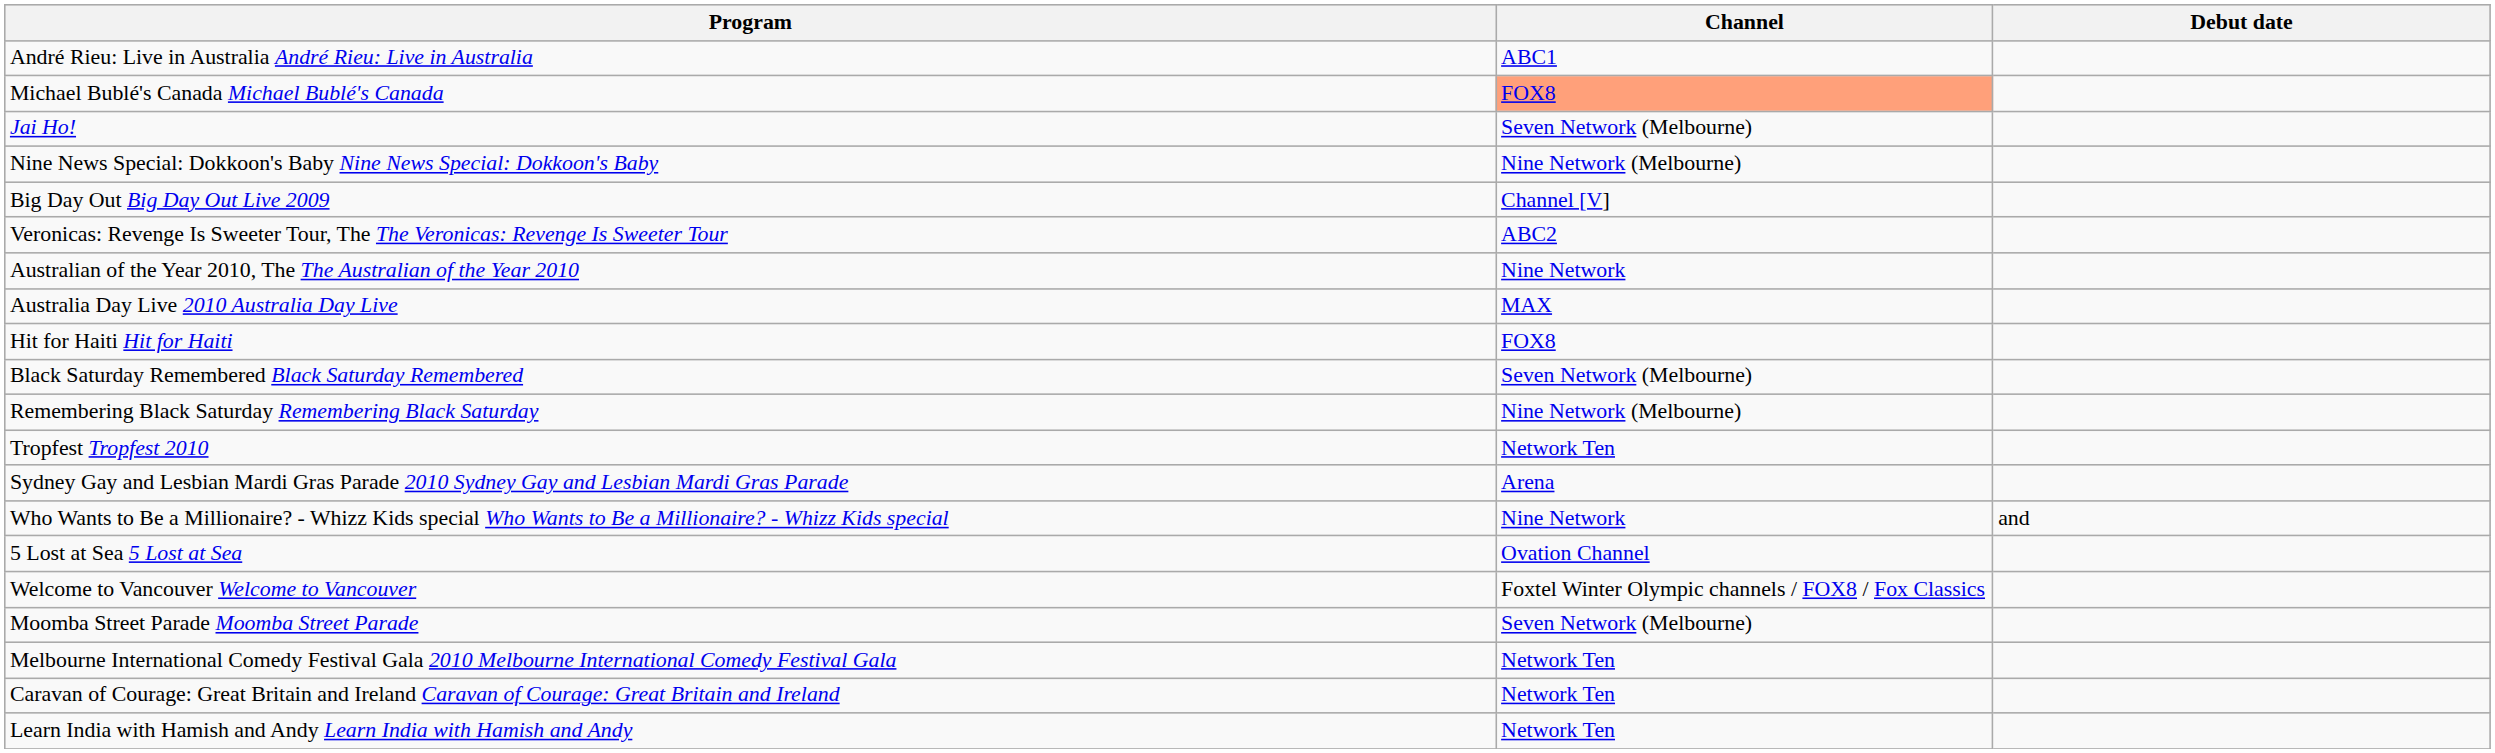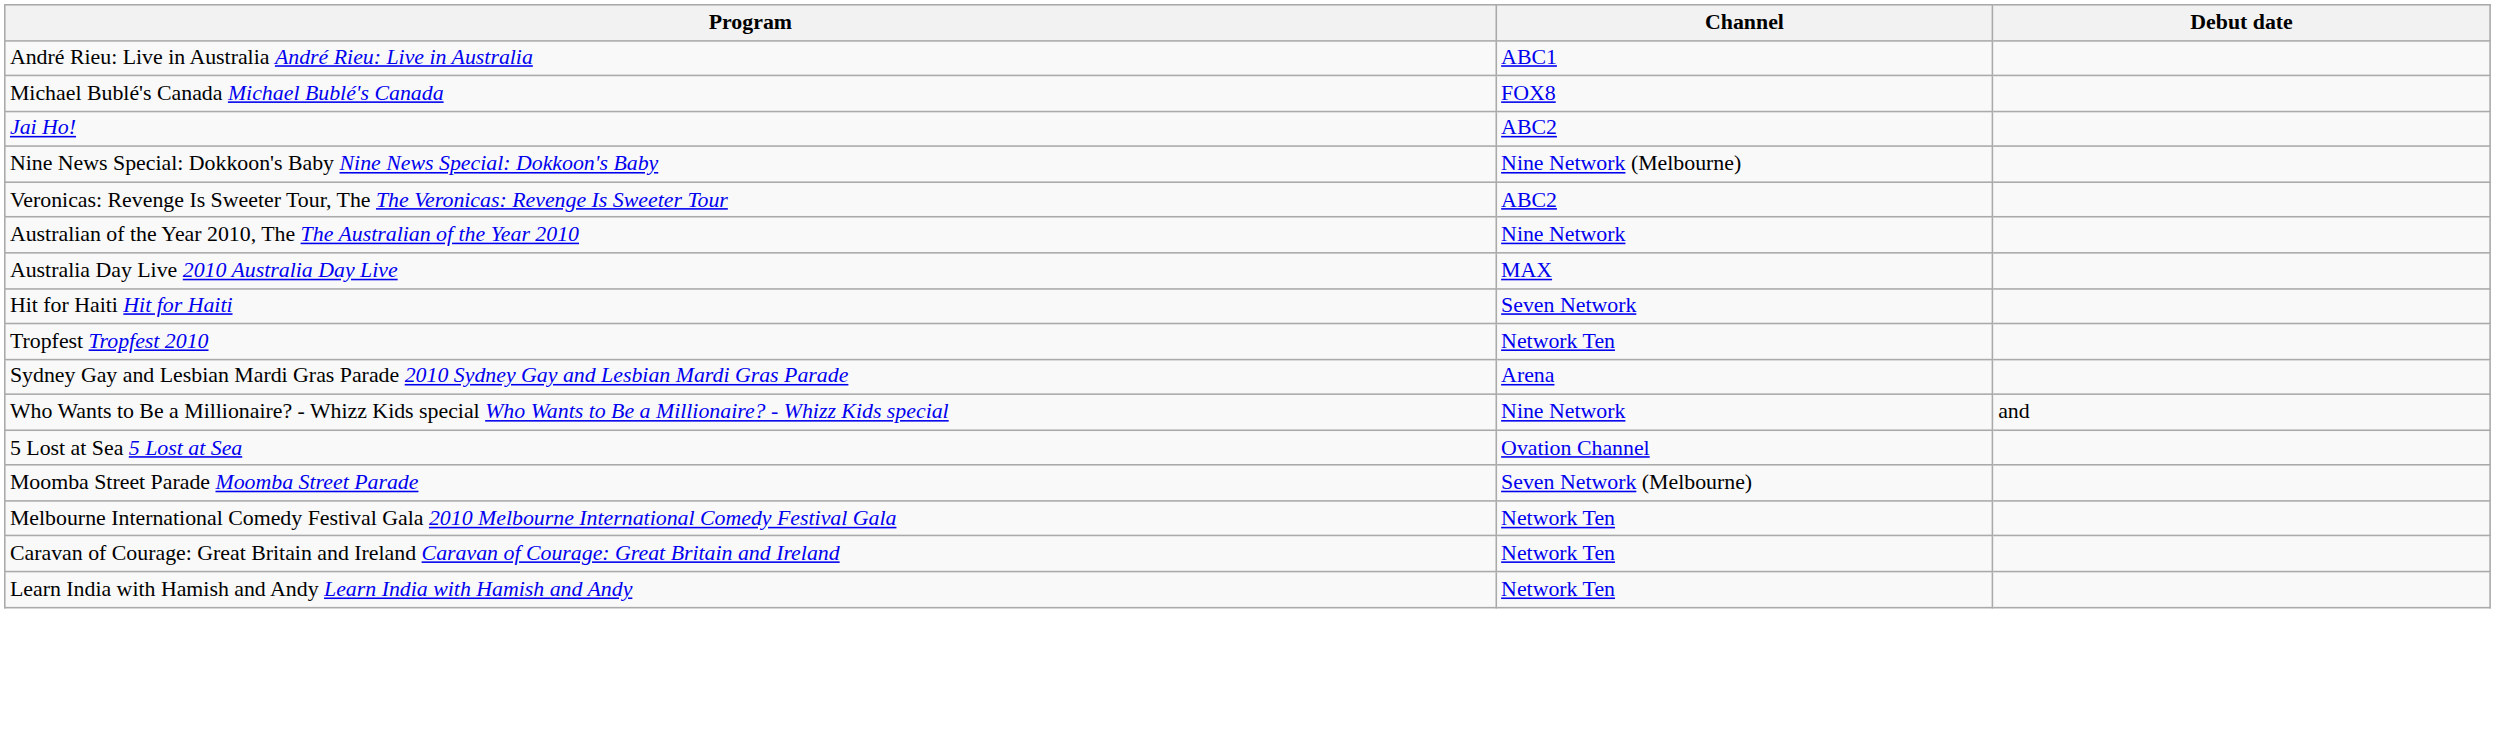(1528, 92) lightsalmon background -> (1528, 92) no background
(1627, 128) Seven Network (Melbourne) -> (1529, 128) ABC2
- row: (170, 199)
(1528, 340) FOX8 -> (1569, 305) Seven Network
- row: (267, 376)
- row: (274, 411)
- row: (213, 588)
